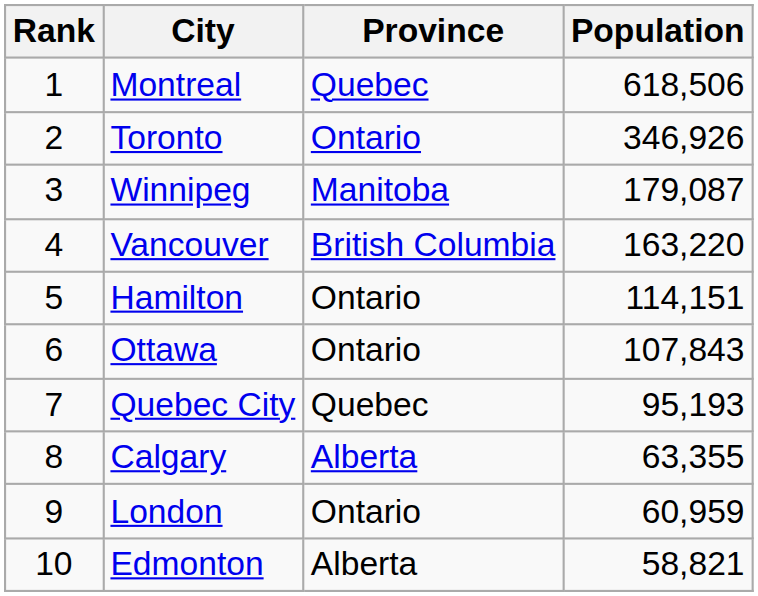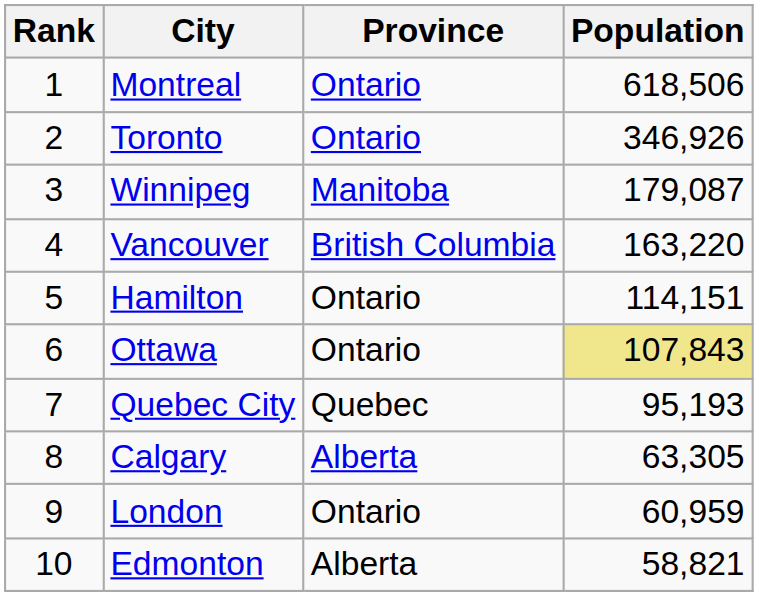(370, 84) Quebec -> (366, 84) Ontario
(684, 350) no background -> (684, 350) khaki background
(693, 457) 63,355 -> (693, 457) 63,305
